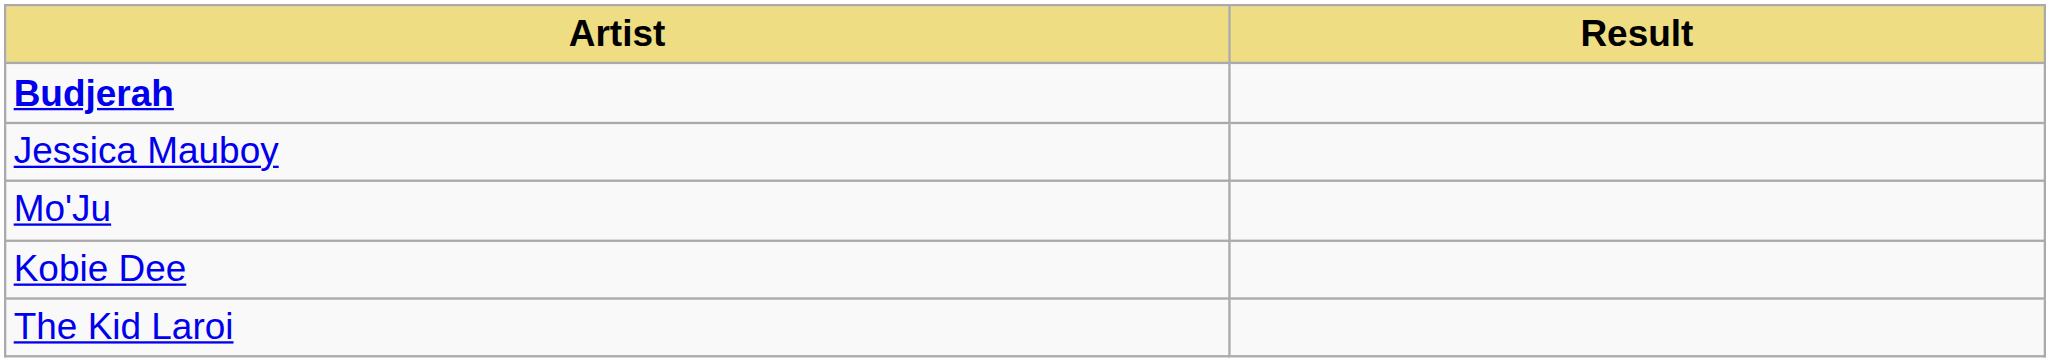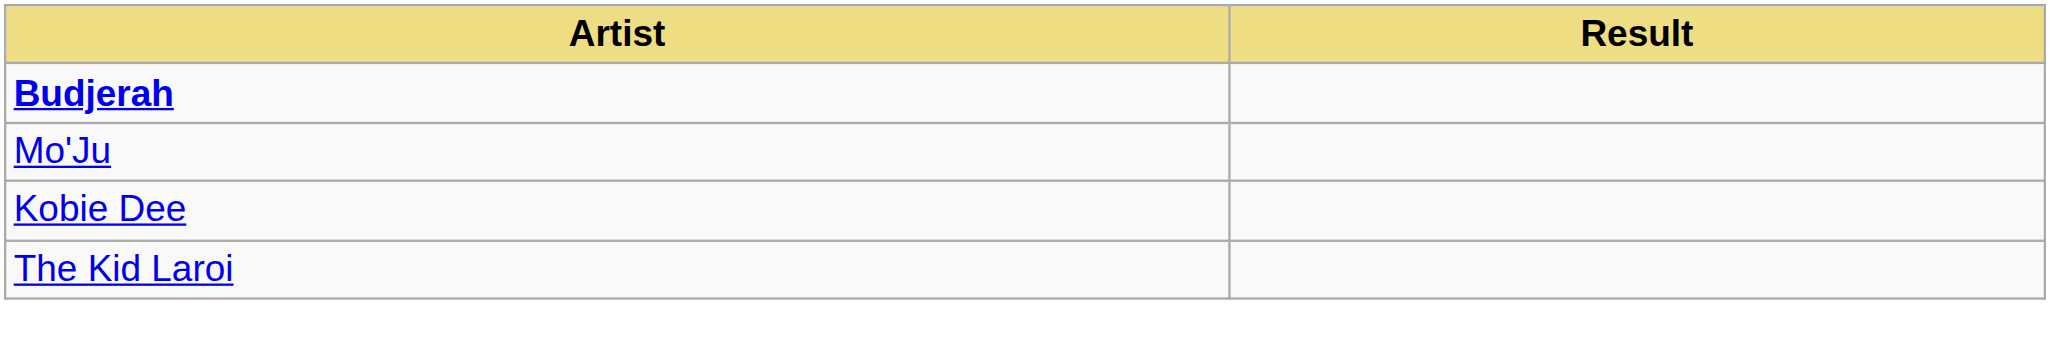- row: (146, 151)
